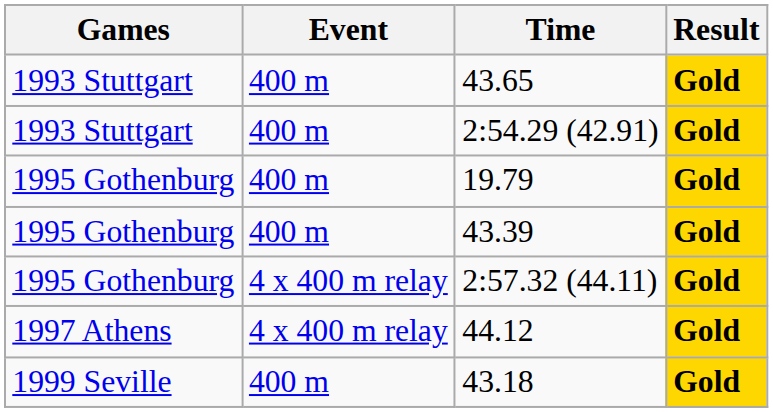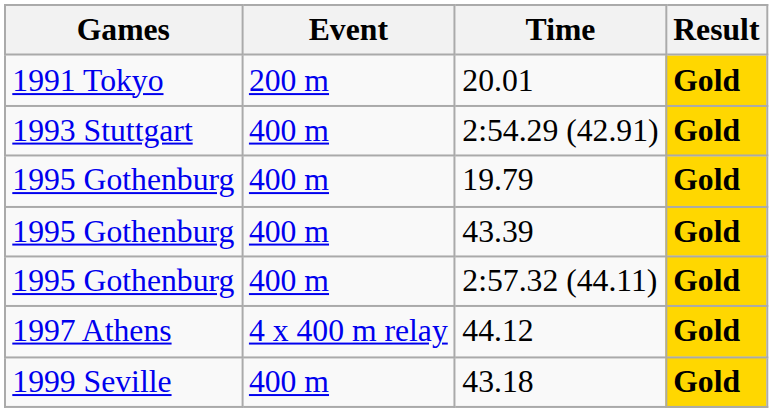+ row: (498, 79)
- row: (498, 79)
(348, 280) 4 x 400 m relay -> (289, 280) 400 m
